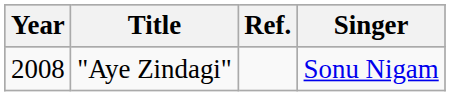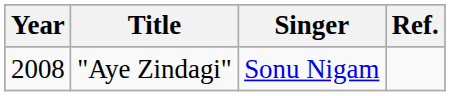columns swapped: (371, 25) <-> (268, 25)
